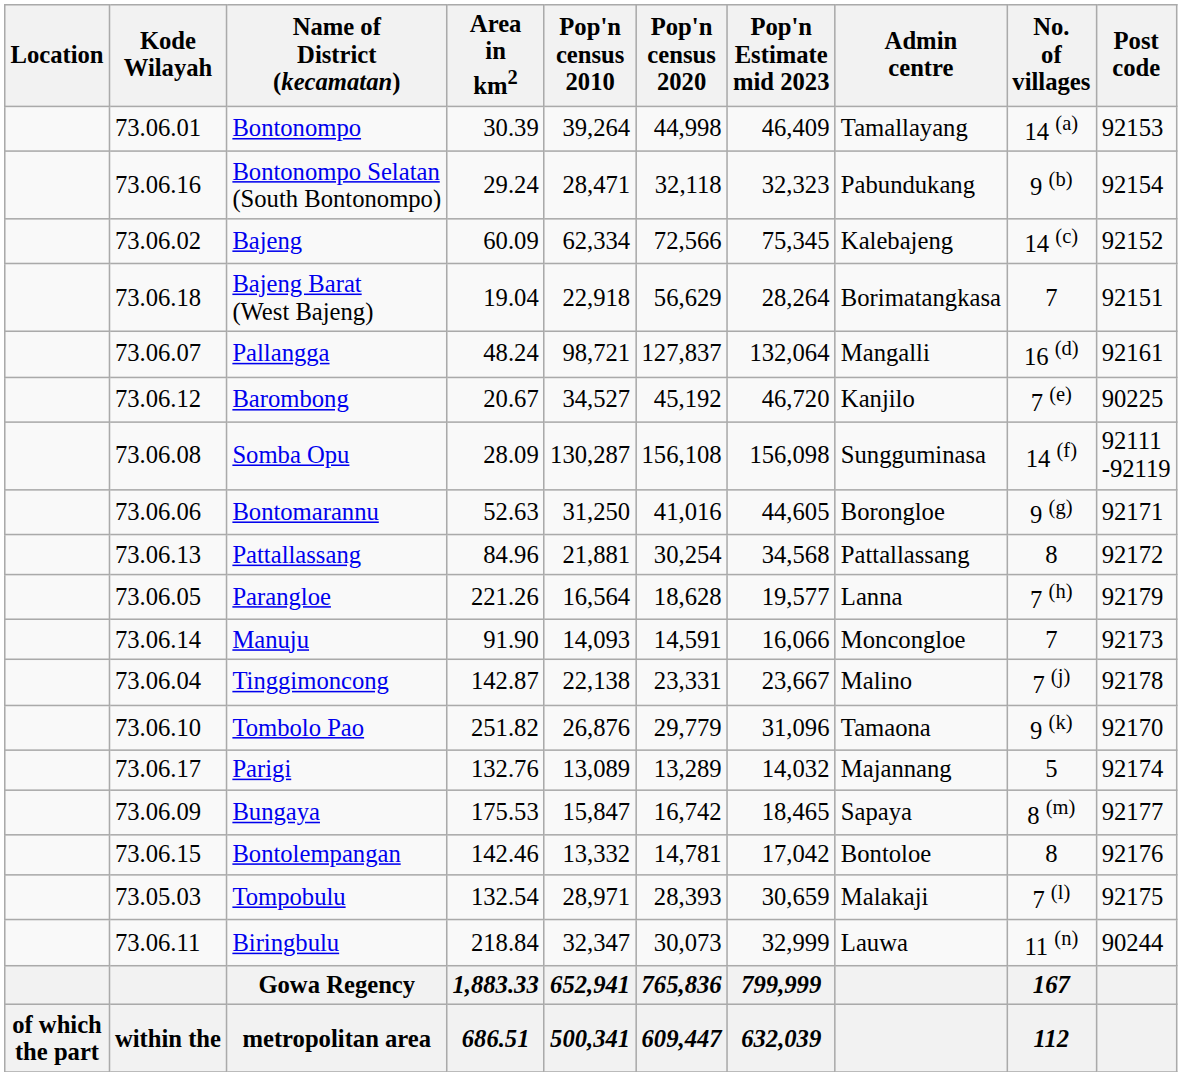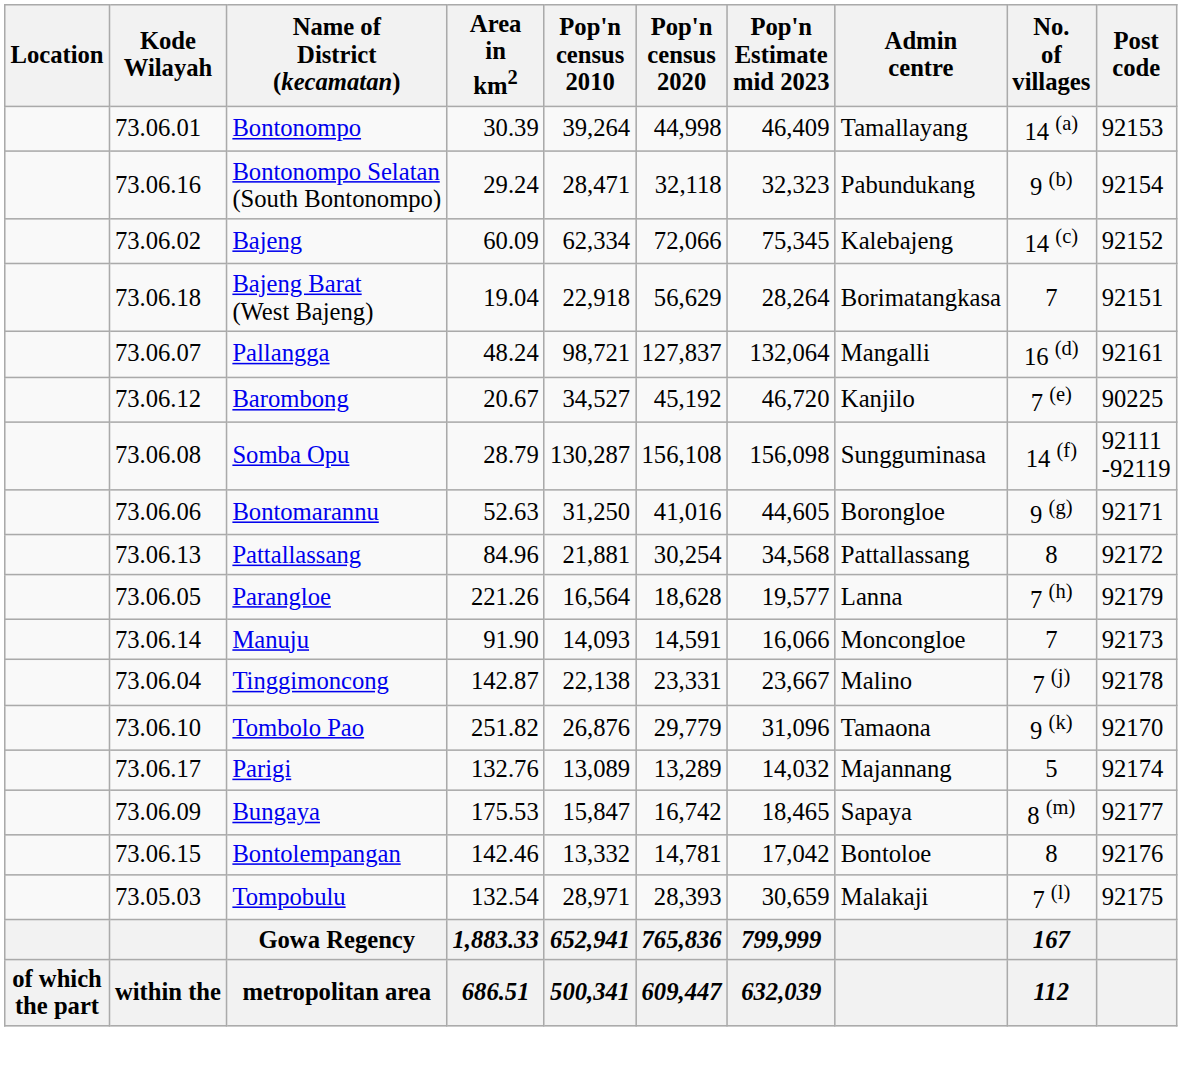(688, 241) 72,566 -> (688, 241) 72,066
(511, 455) 28.09 -> (511, 455) 28.79
- row: (286, 942)
